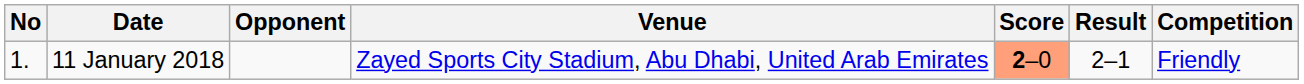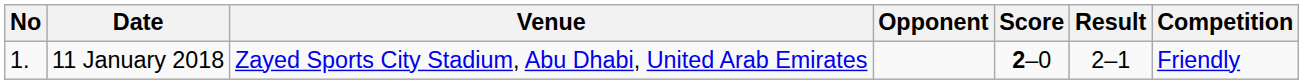columns swapped: (672, 23) <-> (290, 23)
(1032, 60) lightsalmon background -> (1032, 60) no background
